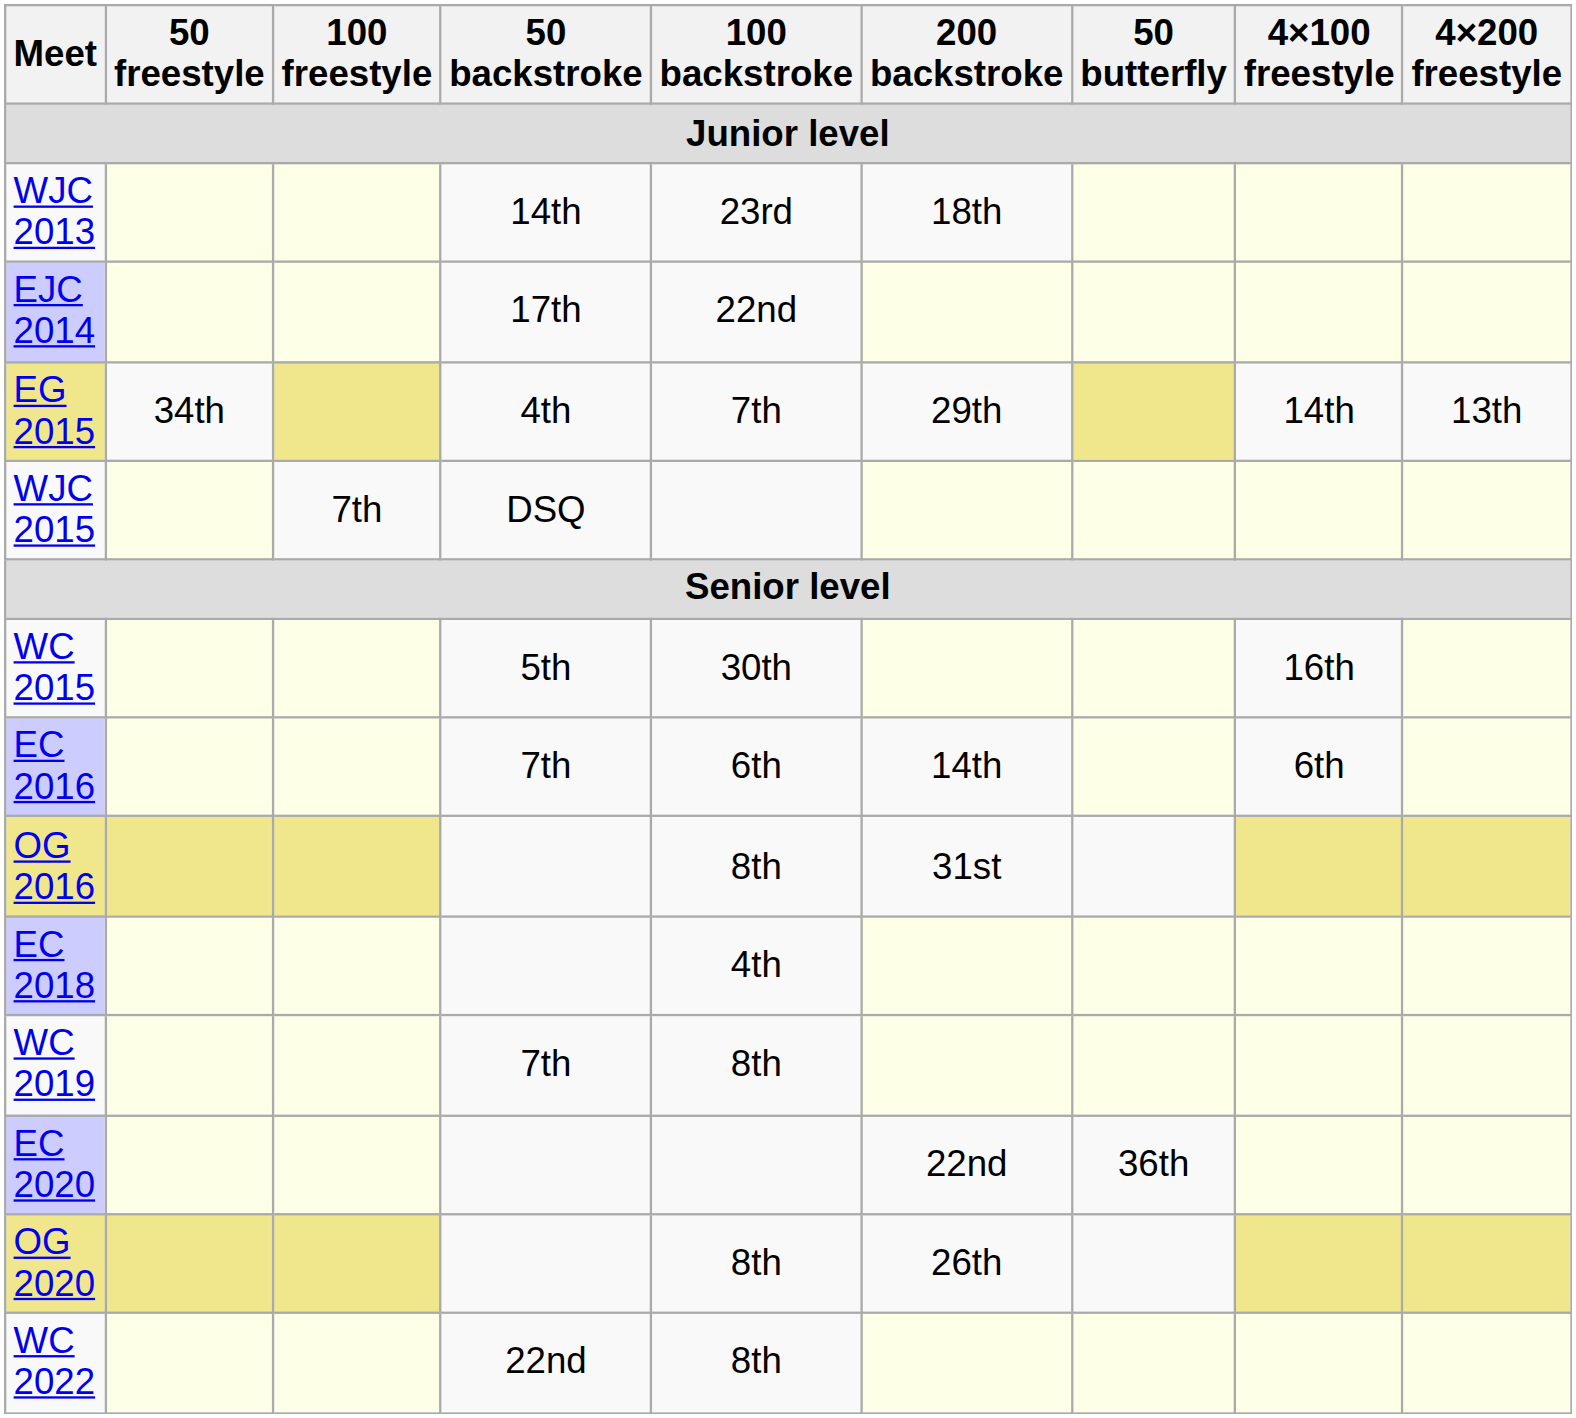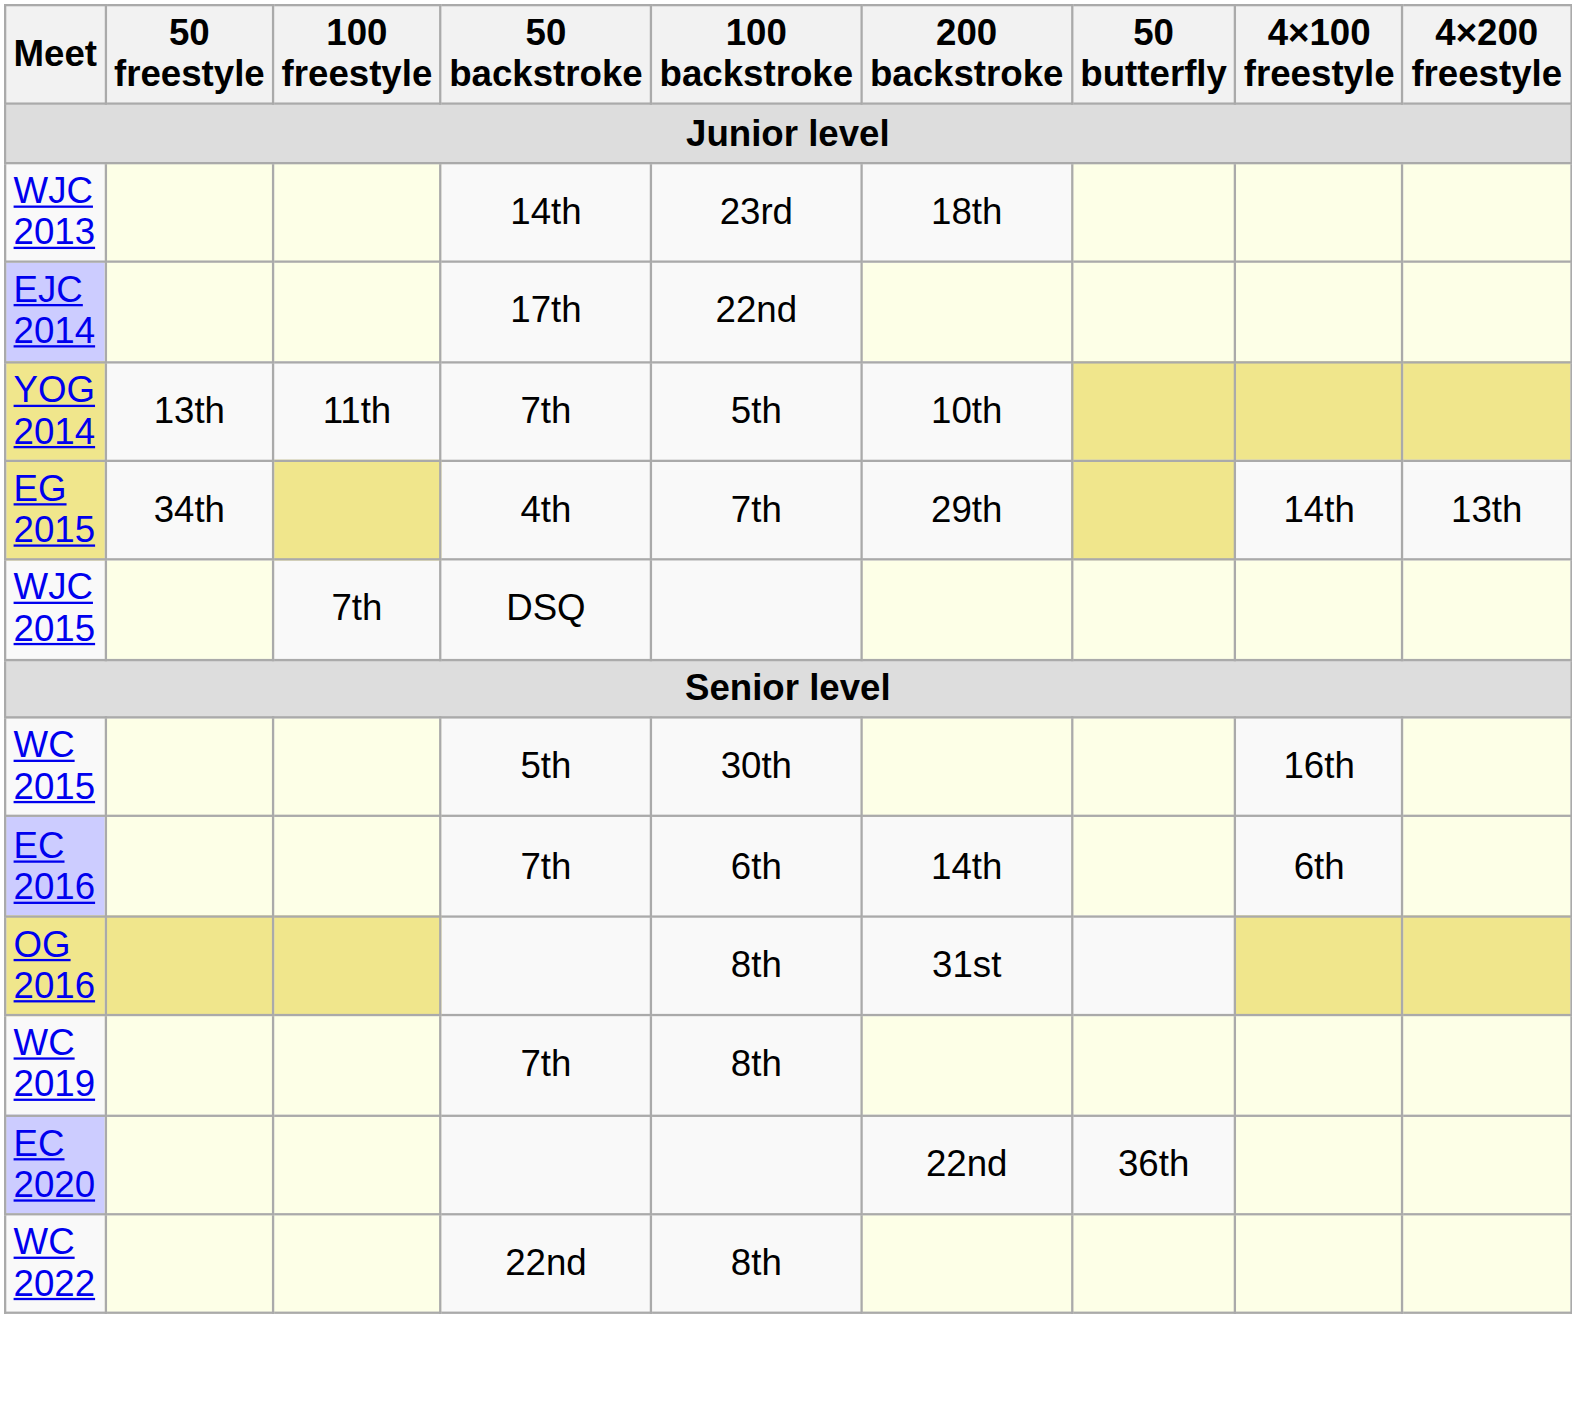+ row: (54, 410)
- row: (54, 965)
- row: (54, 1262)
